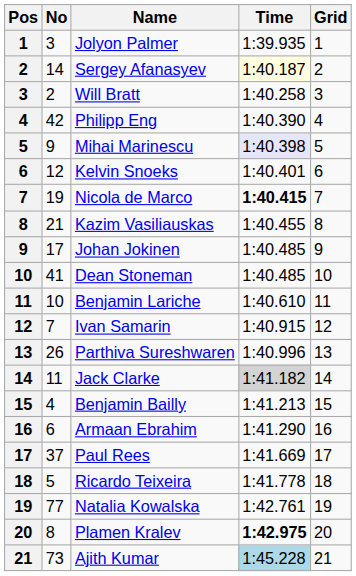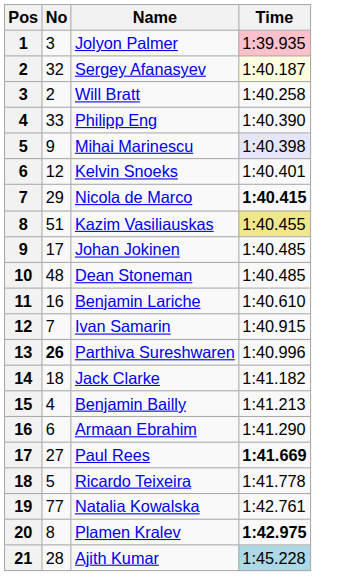- column: (331, 18)
(274, 43) no background -> (274, 43) pink background
(55, 69) 14 -> (55, 69) 32
(55, 121) 42 -> (55, 121) 33
(55, 198) 19 -> (55, 198) 29
(55, 224) 21 -> (55, 224) 51
(274, 224) no background -> (274, 224) khaki background
(55, 275) 41 -> (55, 275) 48
(55, 301) 10 -> (55, 301) 16
(55, 352) normal -> (55, 352) bold
(54, 378) 11 -> (55, 378) 18
(274, 378) lightgrey background -> (274, 378) no background
(55, 455) 37 -> (55, 455) 27
(274, 455) normal -> (274, 455) bold
(55, 558) 73 -> (55, 558) 28
